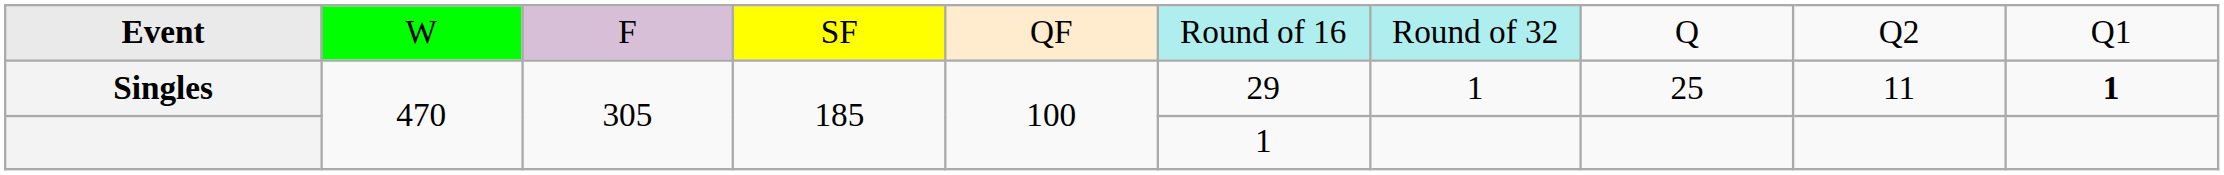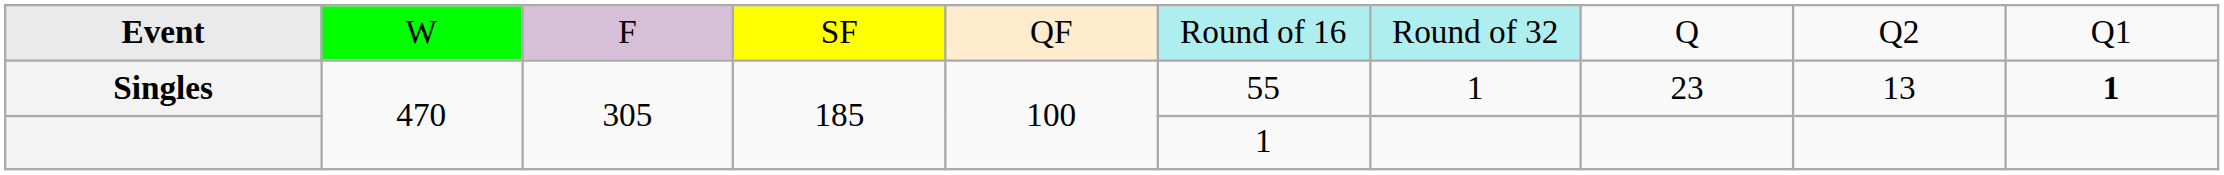(1263, 87) 29 -> (1263, 87) 55
(1687, 87) 25 -> (1687, 87) 23
(1899, 87) 11 -> (1899, 87) 13
